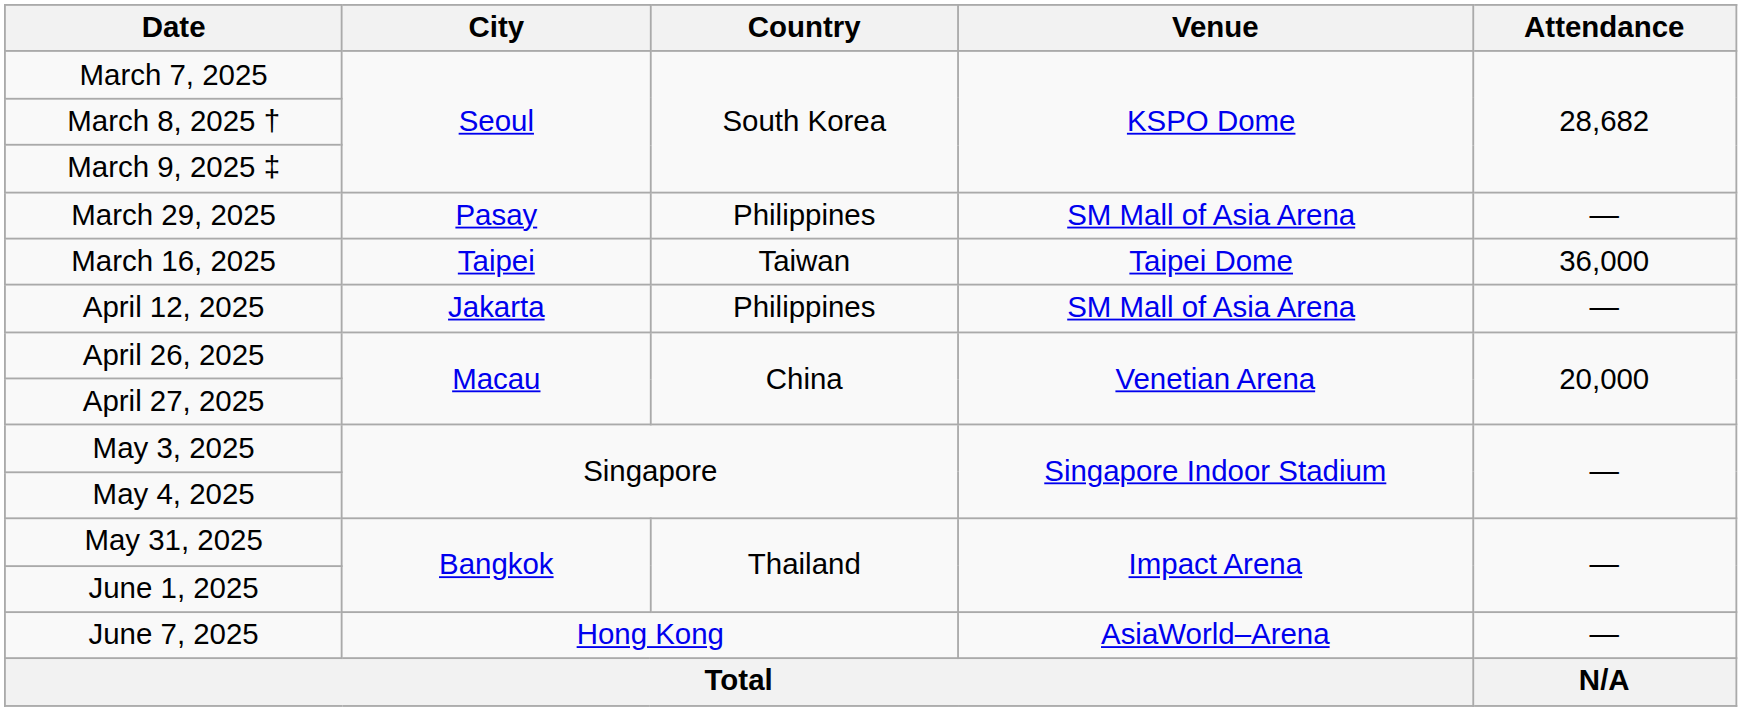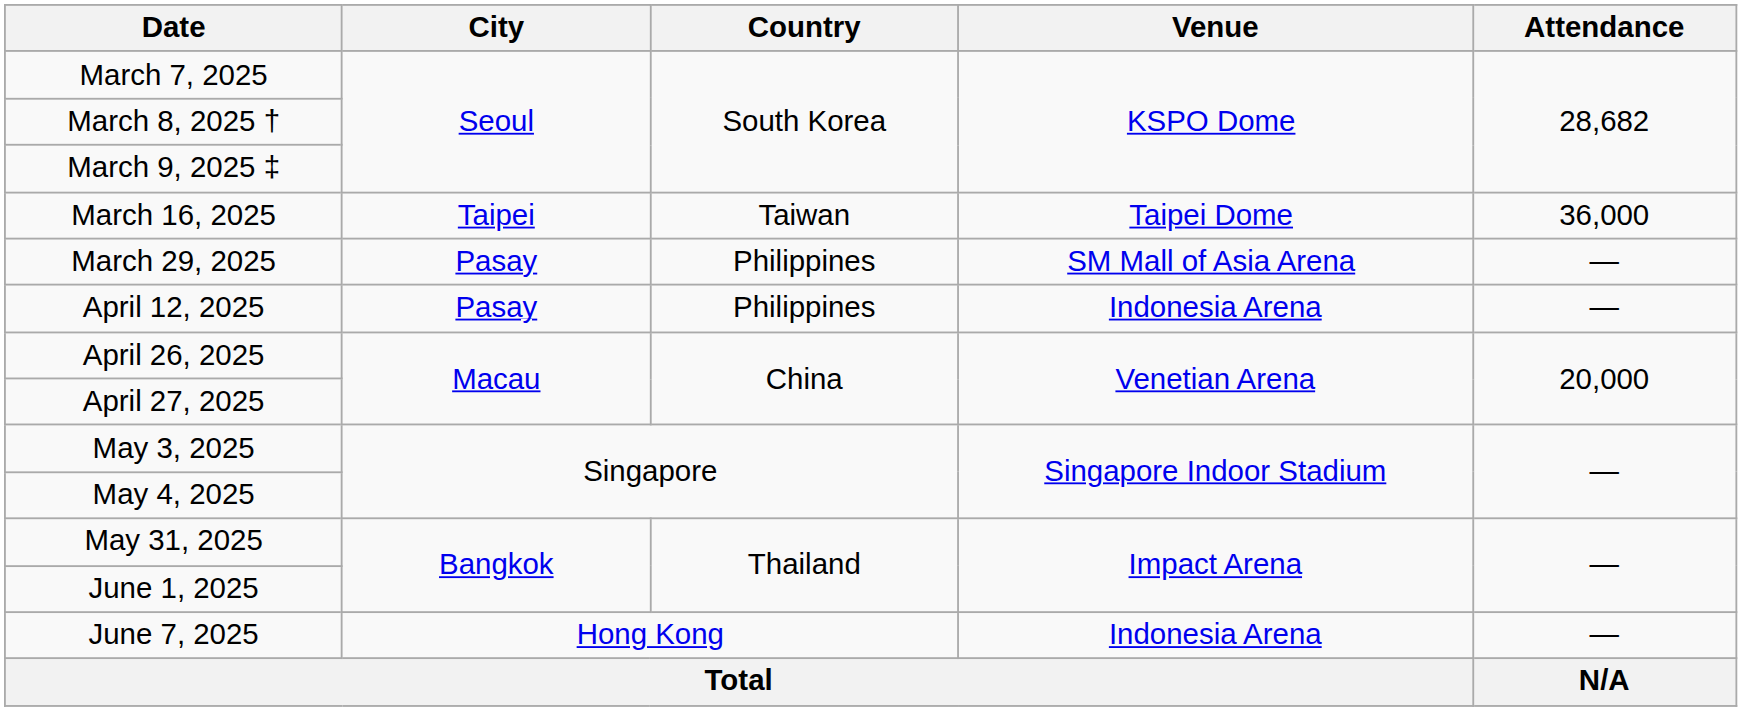rows swapped: (174, 261) <-> (174, 214)
(496, 307) Jakarta -> (496, 307) Pasay
(1215, 307) SM Mall of Asia Arena -> (1215, 307) Indonesia Arena
(1215, 634) AsiaWorld–Arena -> (1215, 634) Indonesia Arena
